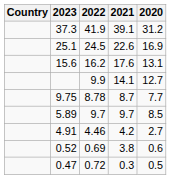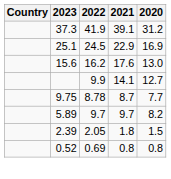(124, 47) 22.6 -> (124, 47) 22.9
(153, 64) 13.1 -> (153, 64) 13.0
(156, 115) 8.5 -> (156, 115) 8.2
- row: (66, 132)
+ row: (66, 132)
(127, 149) 3.8 -> (127, 149) 0.8
(156, 149) 0.6 -> (156, 149) 0.8
- row: (66, 166)
